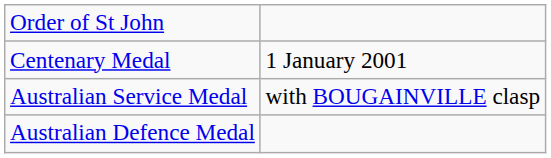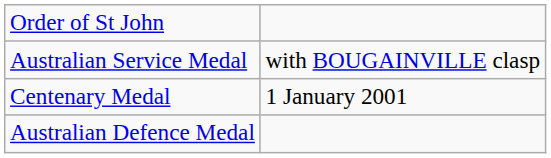rows swapped: (129, 96) <-> (90, 59)
